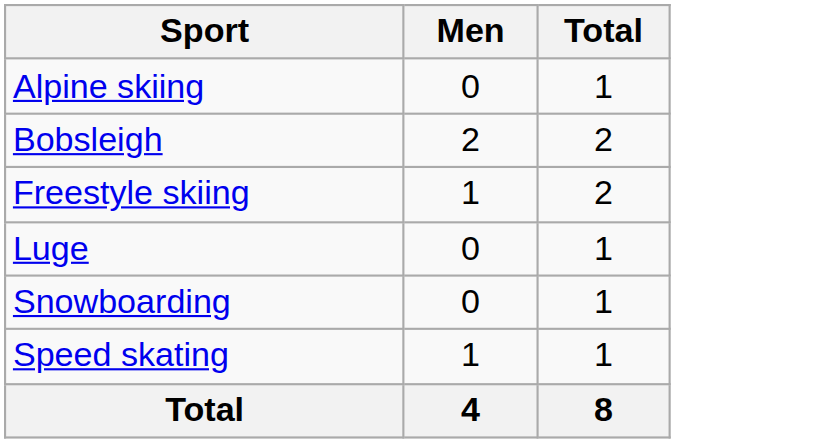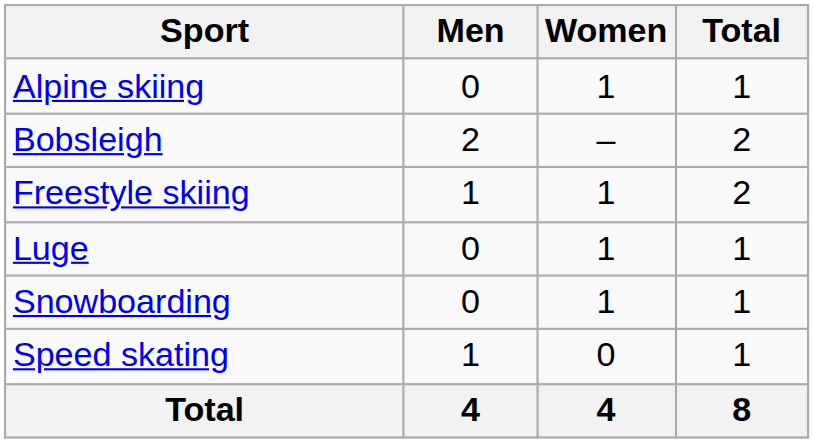+ column: (606, 31)
